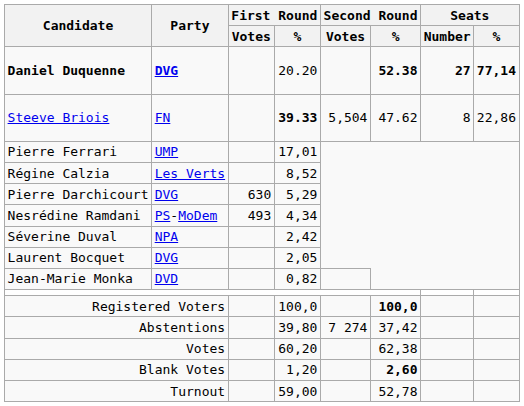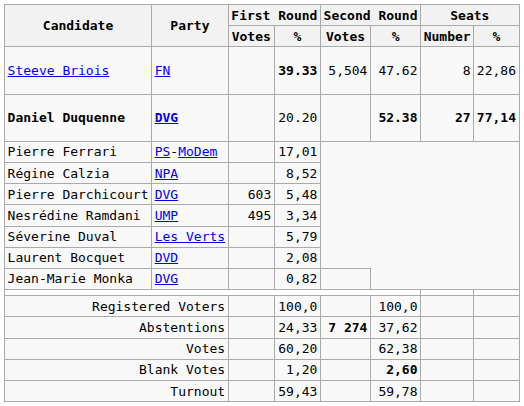rows swapped: (58, 118) <-> (66, 70)
(166, 152) UMP -> (186, 152) PS-MoDem
(190, 173) Les Verts -> (166, 173) NPA
(260, 194) 630 -> (260, 194) 603
(302, 194) 5,29 -> (302, 194) 5,48
(186, 215) PS-MoDem -> (166, 215) UMP
(260, 215) 493 -> (260, 215) 495
(302, 215) 4,34 -> (302, 215) 3,34
(166, 237) NPA -> (190, 237) Les Verts
(302, 237) 2,42 -> (302, 237) 5,79
(166, 258) DVG -> (166, 258) DVD
(302, 258) 2,05 -> (302, 258) 2,08
(166, 279) DVD -> (166, 279) DVG
(398, 306) bold -> (398, 306) normal
(298, 328) 39,80 -> (298, 328) 24,33
(348, 328) normal -> (348, 328) bold
(398, 328) 37,42 -> (398, 328) 37,62
(298, 391) 59,00 -> (298, 391) 59,43
(398, 391) 52,78 -> (398, 391) 59,78
